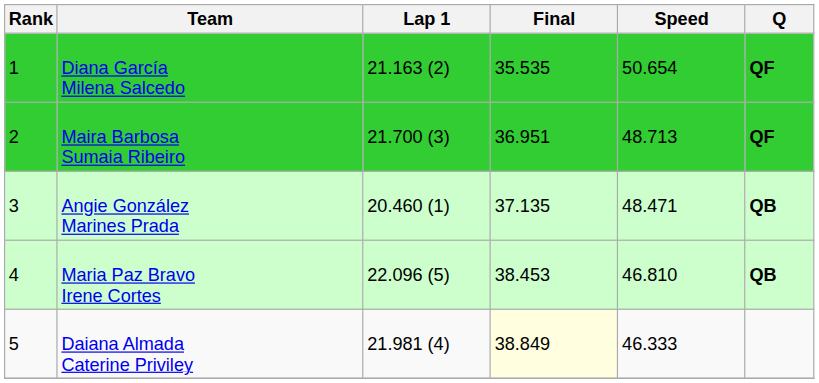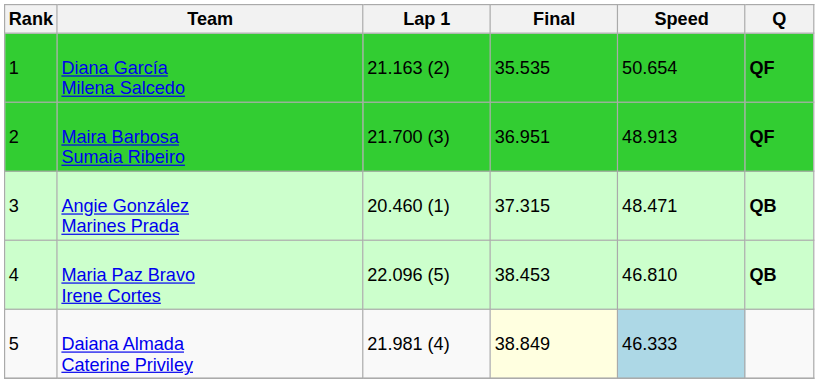(650, 137) 48.713 -> (650, 137) 48.913
(522, 206) 37.135 -> (522, 206) 37.315
(650, 344) no background -> (650, 344) lightblue background
